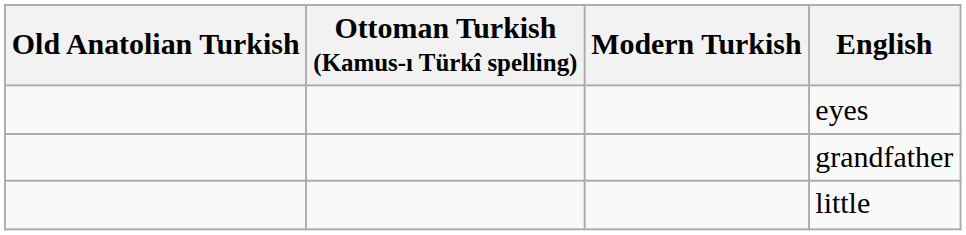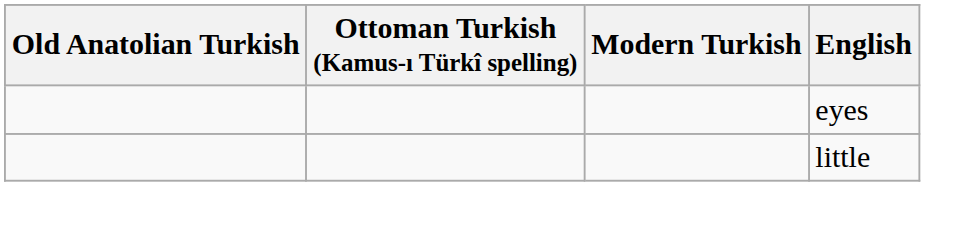- row: (884, 156)
